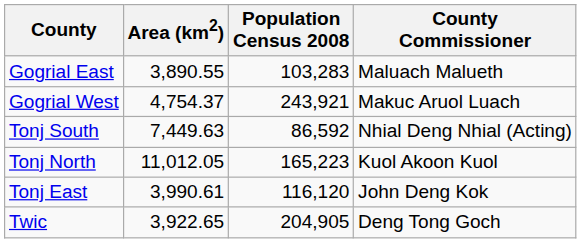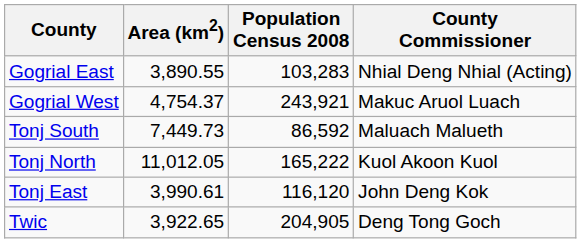(431, 71) Maluach Malueth -> (465, 71) Nhial Deng Nhial (Acting)
(187, 131) 7,449.63 -> (187, 131) 7,449.73
(465, 131) Nhial Deng Nhial (Acting) -> (431, 131) Maluach Malueth
(315, 161) 165,223 -> (315, 161) 165,222
